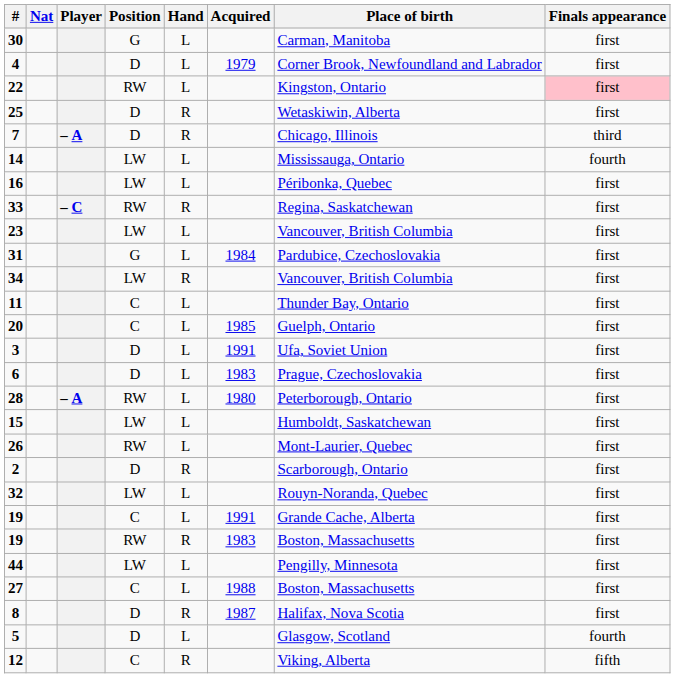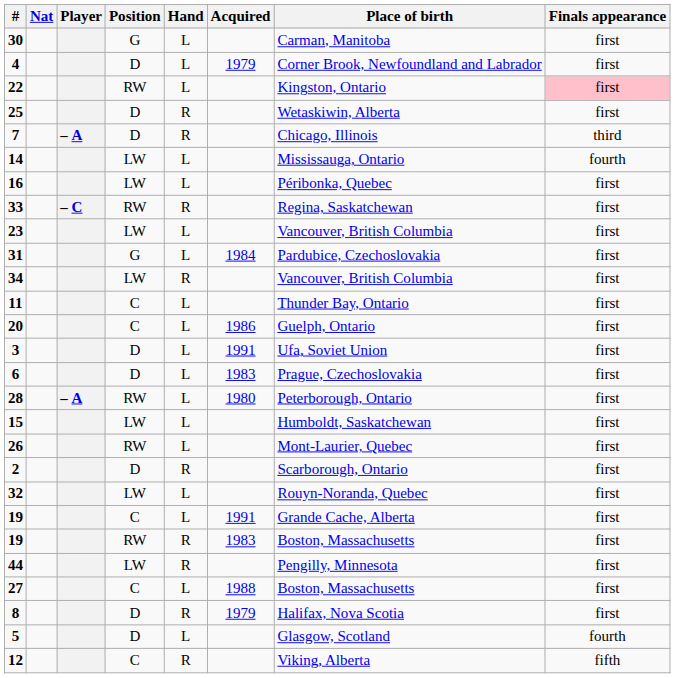(241, 326) 1985 -> (241, 326) 1986
(186, 565) L -> (186, 565) R
(241, 612) 1987 -> (241, 612) 1979
